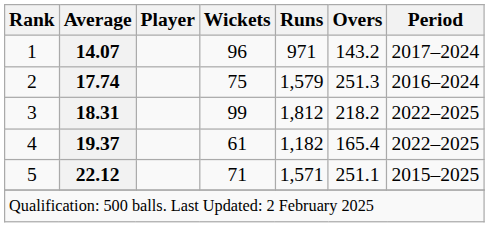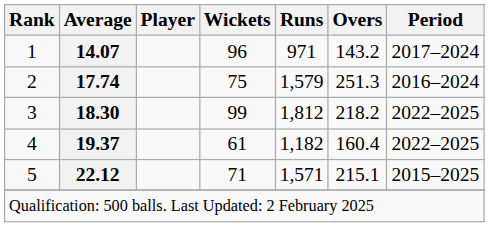(98, 112) 18.31 -> (98, 112) 18.30
(358, 143) 165.4 -> (358, 143) 160.4
(358, 174) 251.1 -> (358, 174) 215.1
